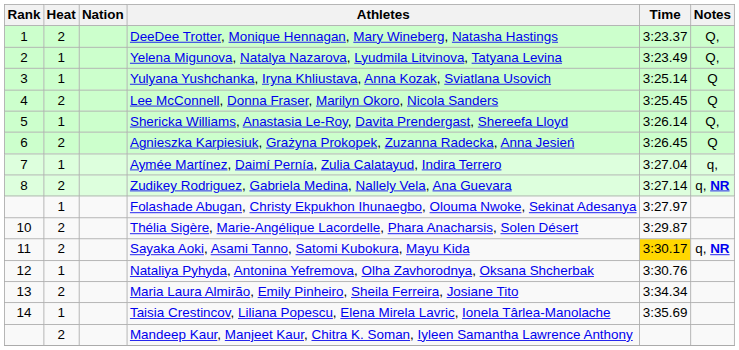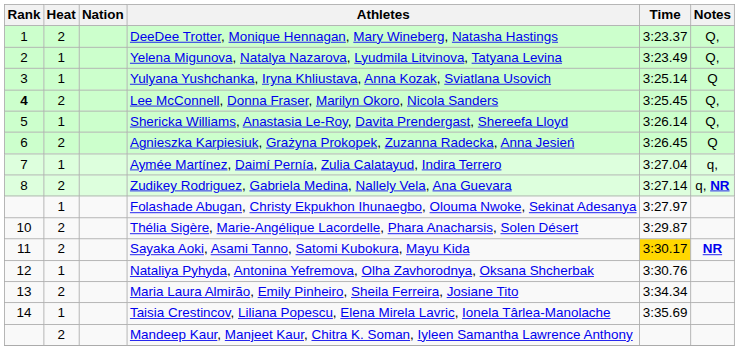(24, 100) normal -> (24, 100) bold
(712, 100) Q -> (712, 100) Q,
(712, 249) q, NR -> (712, 249) NR
